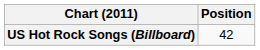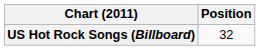(226, 34) 42 -> (226, 34) 32
